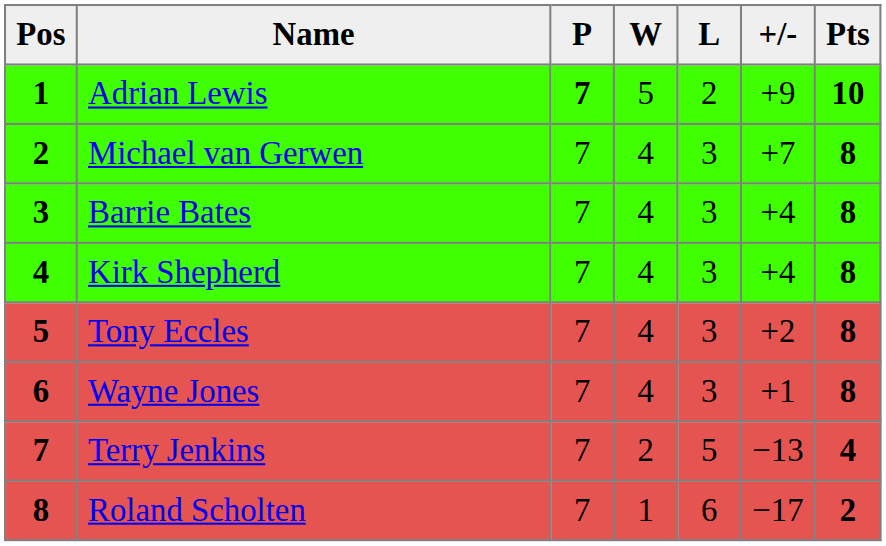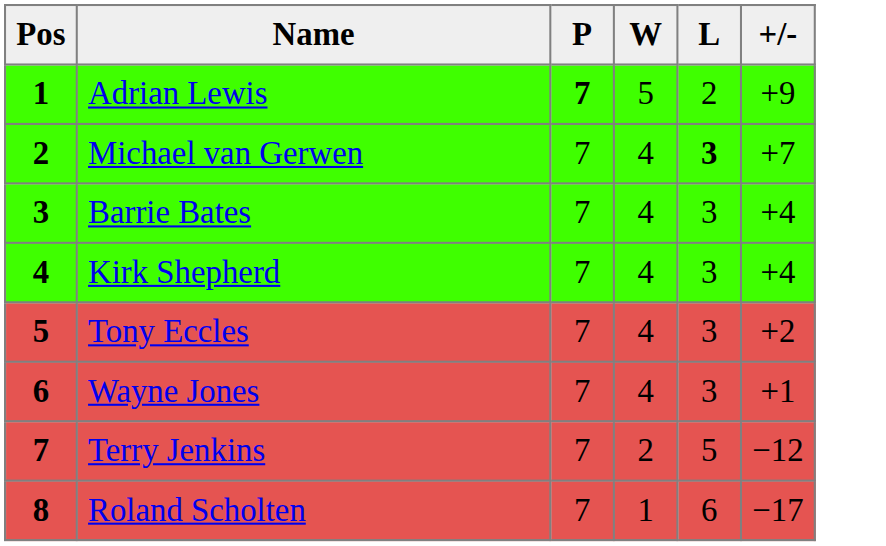- column: (848, 34)
(709, 153) normal -> (709, 153) bold
(778, 450) −13 -> (778, 450) −12
